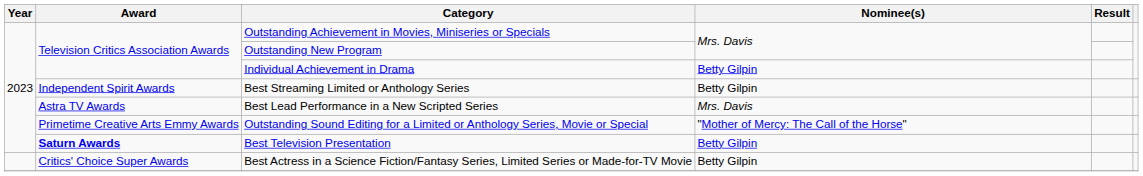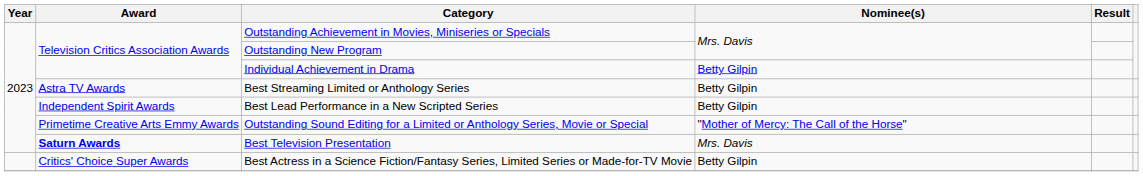(106, 87) Independent Spirit Awards -> (82, 87) Astra TV Awards
(82, 106) Astra TV Awards -> (106, 106) Independent Spirit Awards
(725, 106) Mrs. Davis -> (727, 106) Betty Gilpin
(727, 143) Betty Gilpin -> (725, 143) Mrs. Davis
